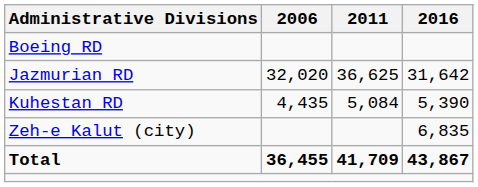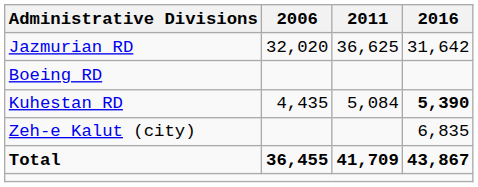rows swapped: (55, 47) <-> (71, 75)
(443, 103) normal -> (443, 103) bold
